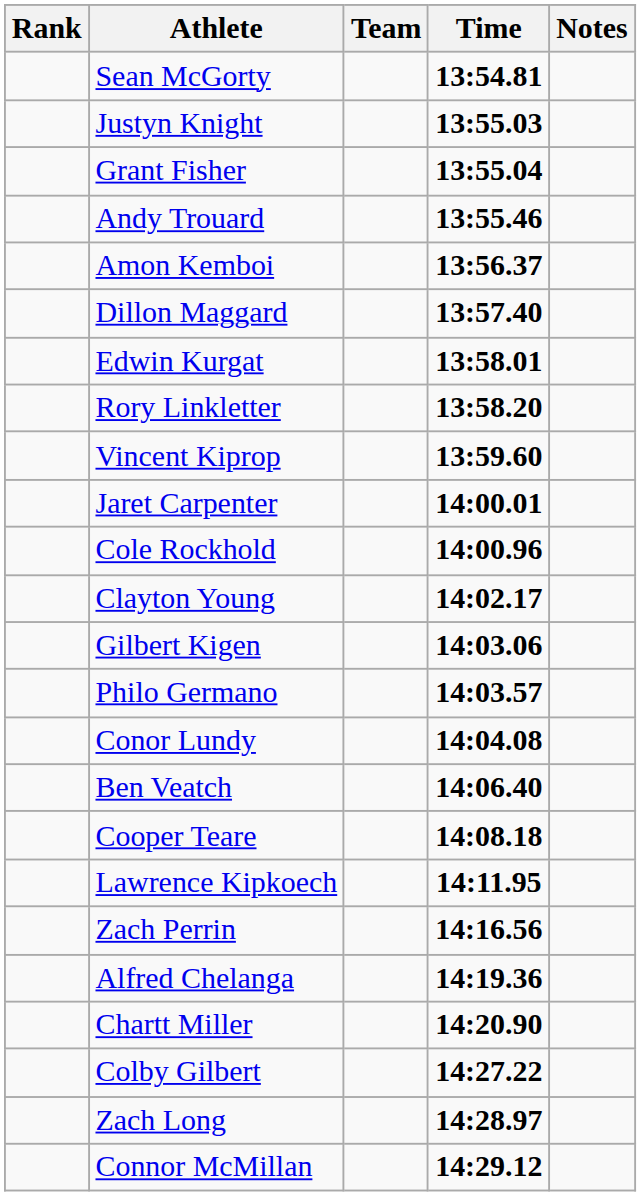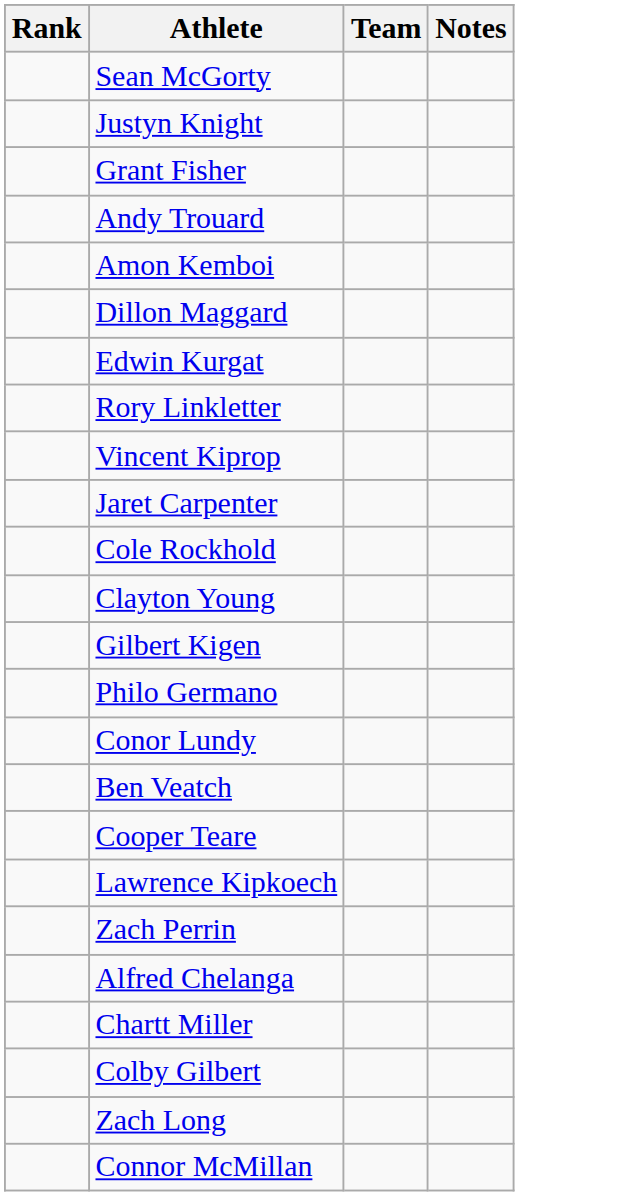- column: (489, 28)
